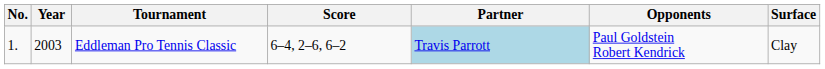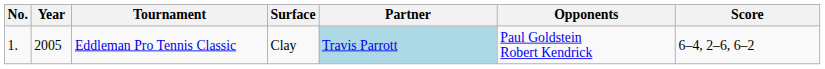columns swapped: (794, 15) <-> (339, 15)
(48, 44) 2003 -> (48, 44) 2005
